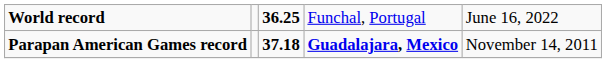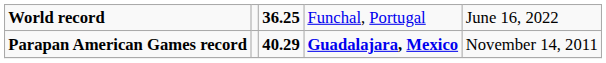(281, 44) 37.18 -> (281, 44) 40.29
